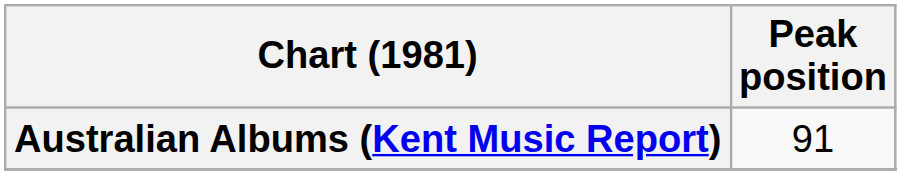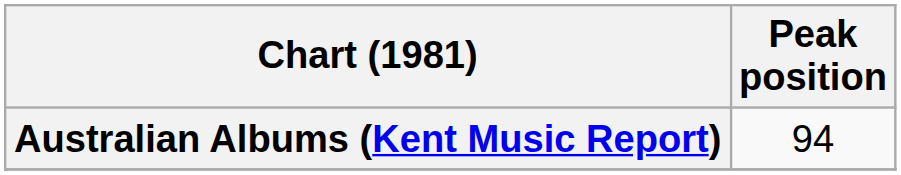(813, 137) 91 -> (813, 137) 94
